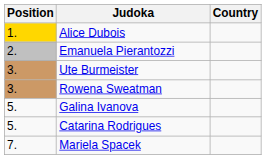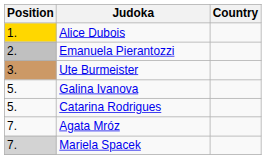- row: (111, 88)
+ row: (90, 126)
(12, 145) no background -> (12, 145) lightgrey background
